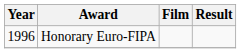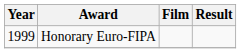(21, 36) 1996 -> (21, 36) 1999
